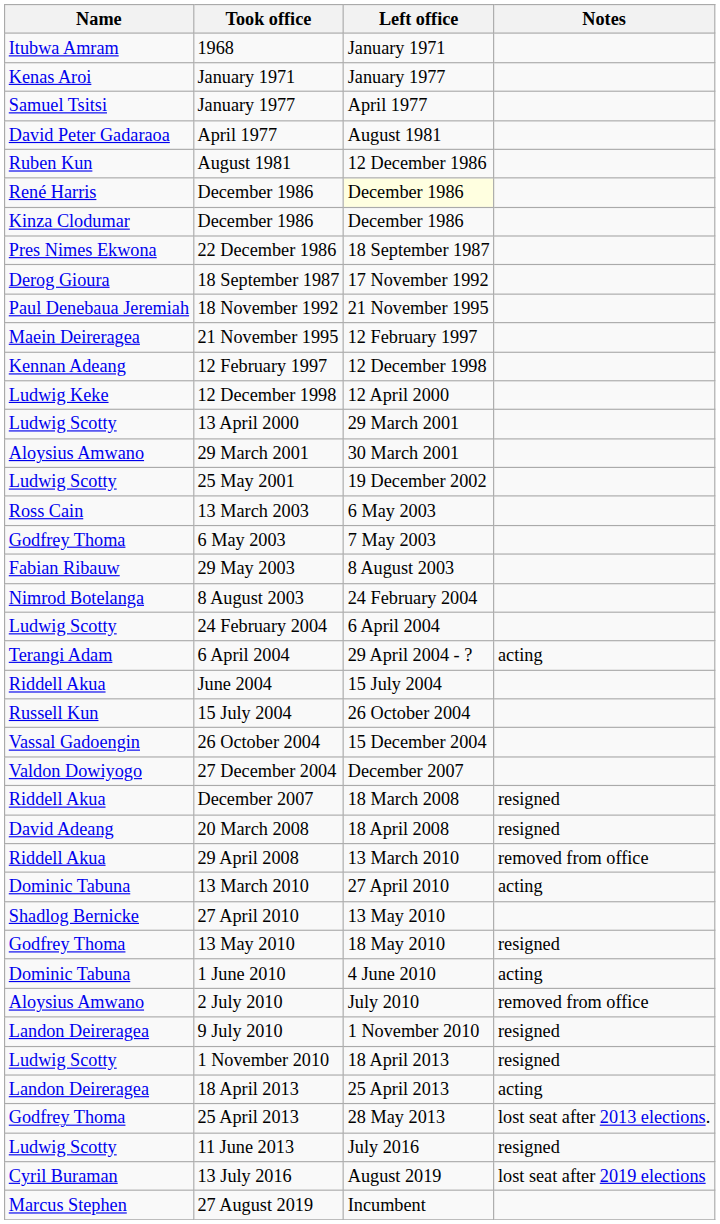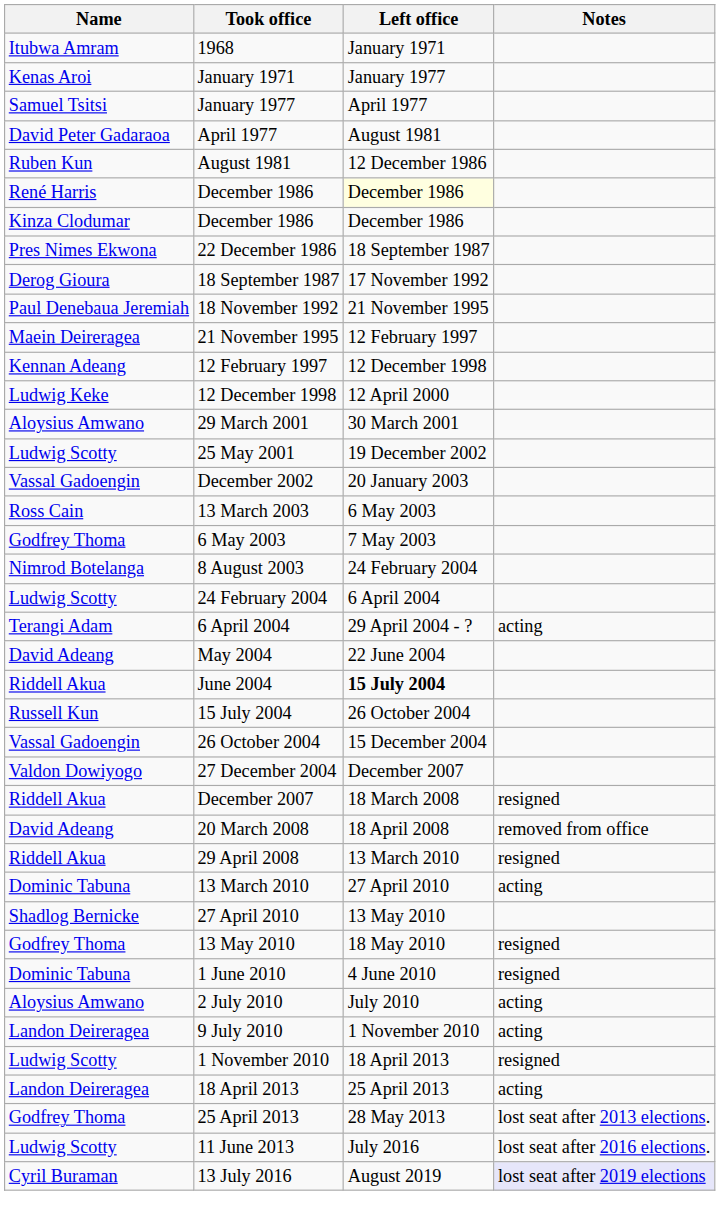- row: (63, 423)
+ row: (74, 481)
- row: (64, 568)
+ row: (61, 655)
(395, 684) normal -> (396, 684) bold
(529, 828) resigned -> (573, 828) removed from office
(573, 857) removed from office -> (529, 857) resigned
(520, 973) acting -> (529, 973) resigned
(573, 1002) removed from office -> (520, 1002) acting
(529, 1031) resigned -> (520, 1031) acting
(529, 1147) resigned -> (604, 1147) lost seat after 2016 elections.
(602, 1176) no background -> (602, 1176) lavender background
- row: (68, 1204)
